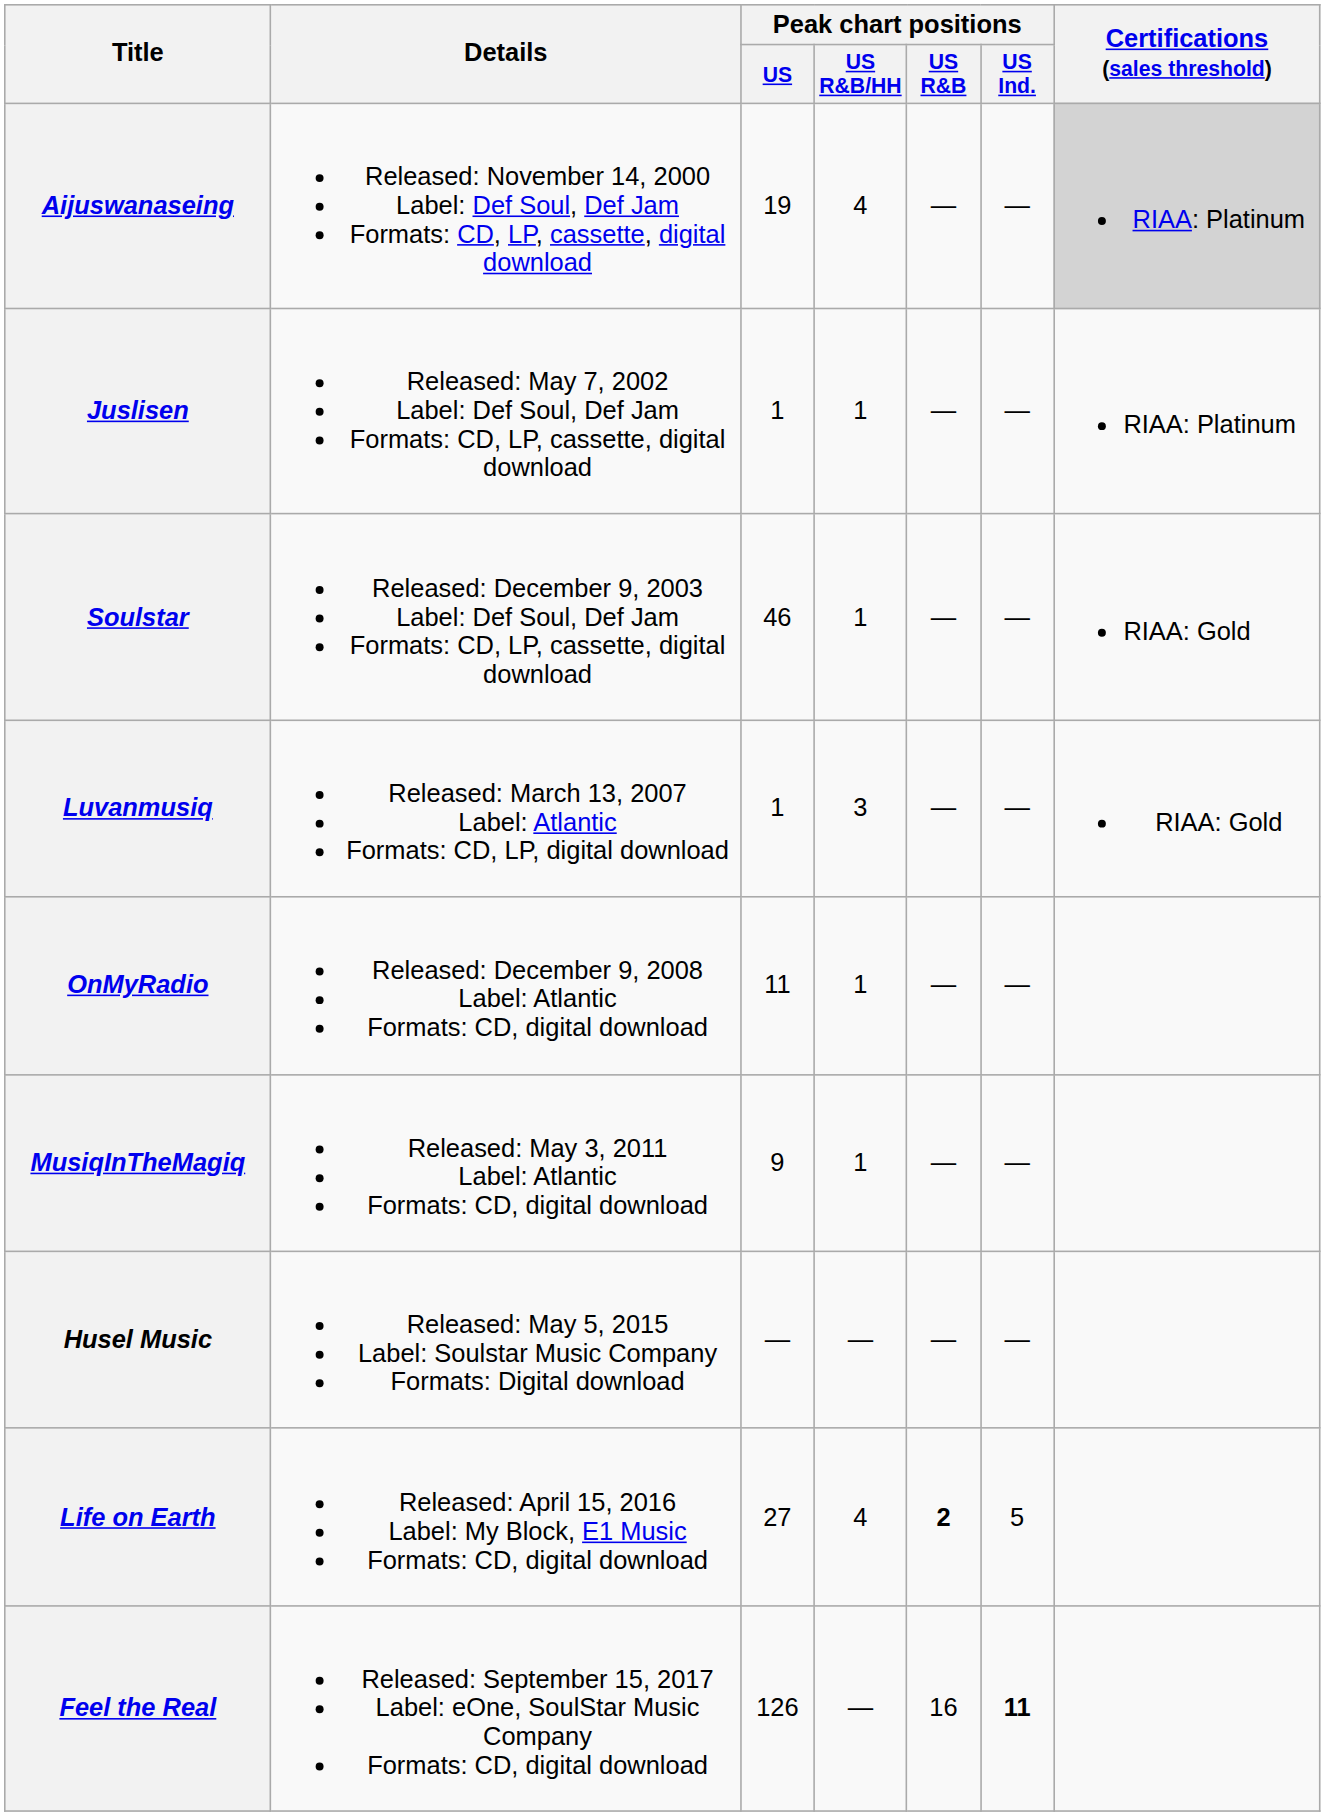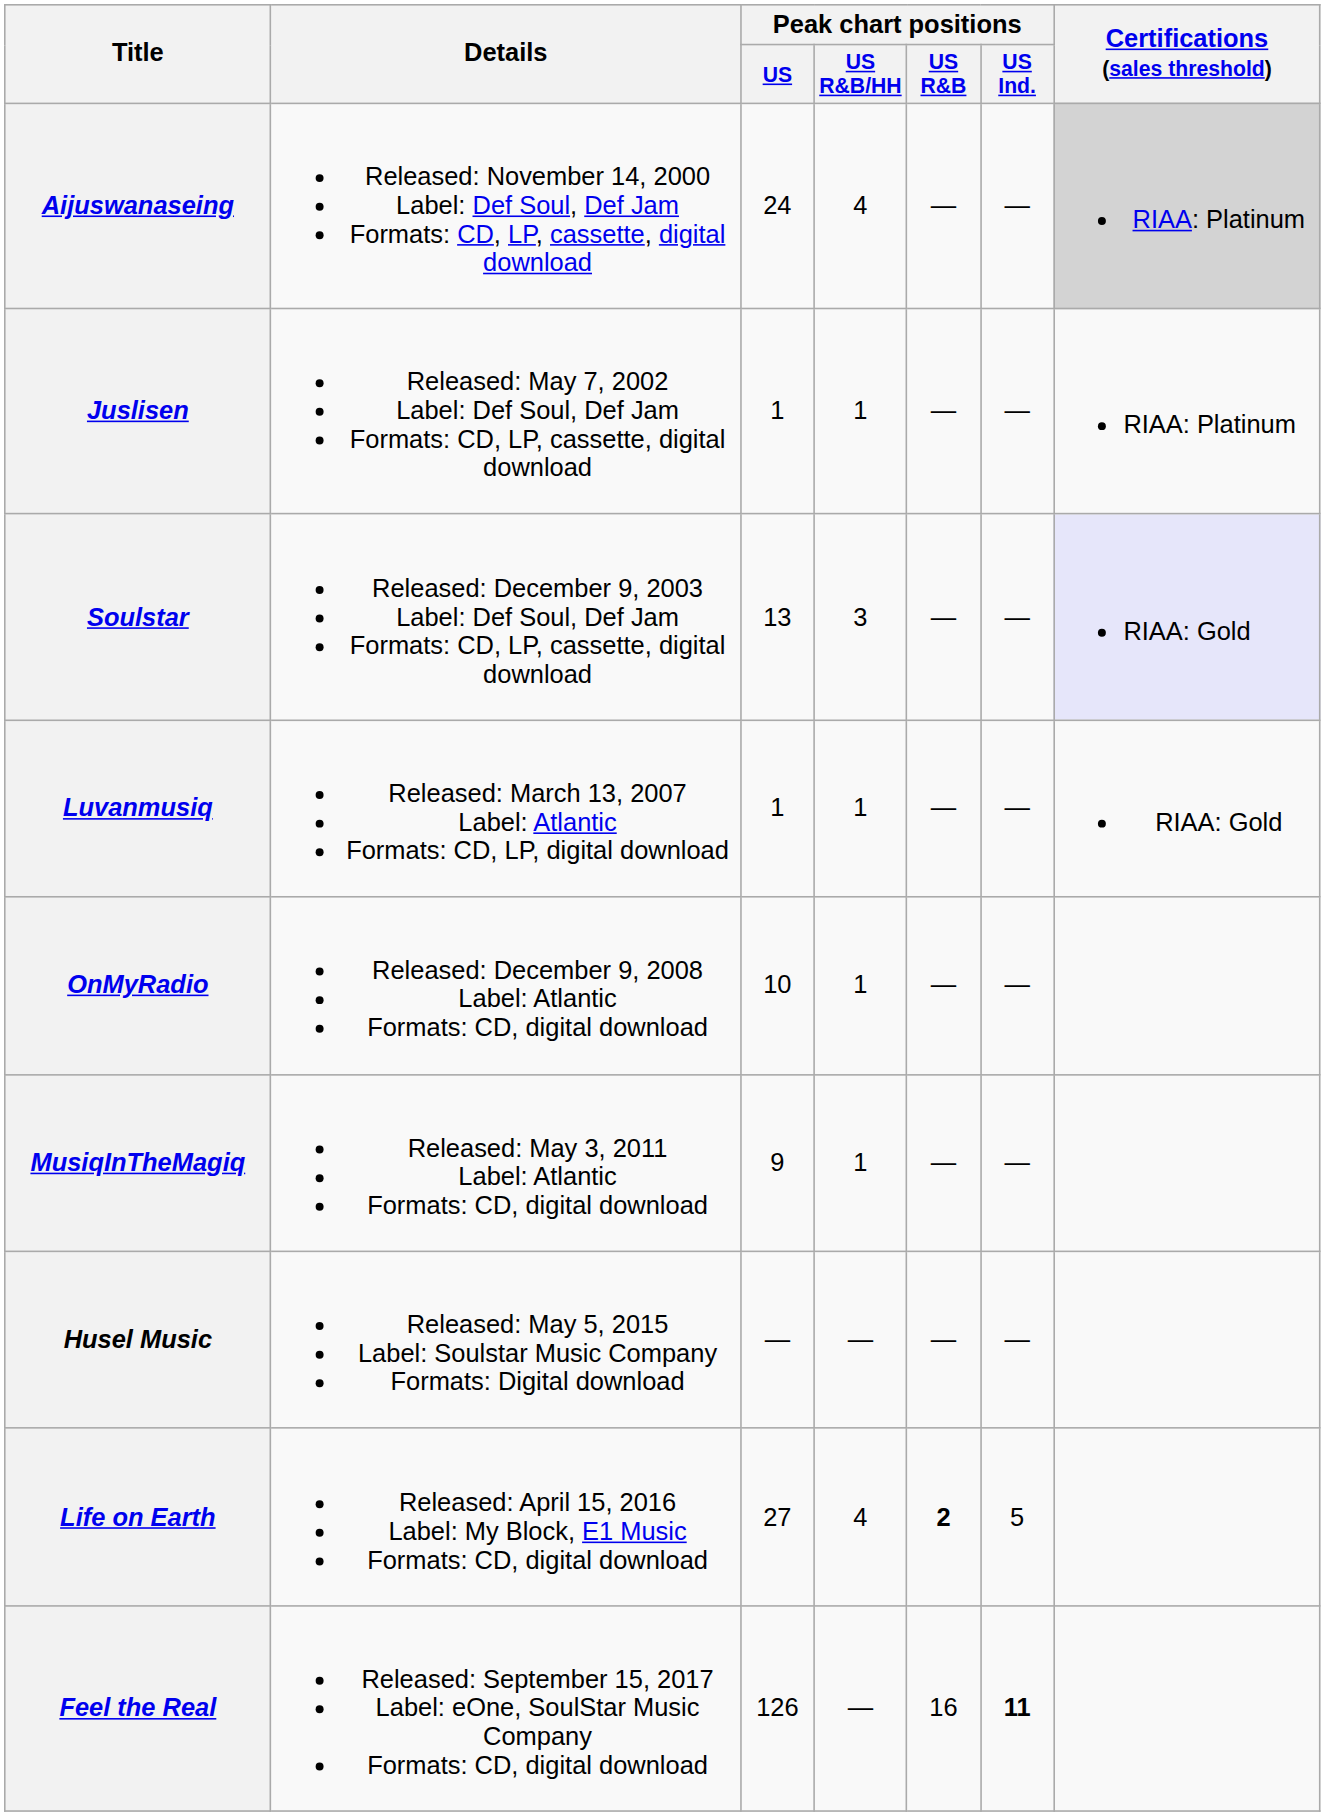(777, 205) 19 -> (777, 205) 24
(777, 616) 46 -> (777, 616) 13
(860, 616) 1 -> (860, 616) 3
(1187, 631) no background -> (1187, 631) lavender background
(860, 808) 3 -> (860, 808) 1
(777, 985) 11 -> (777, 985) 10
